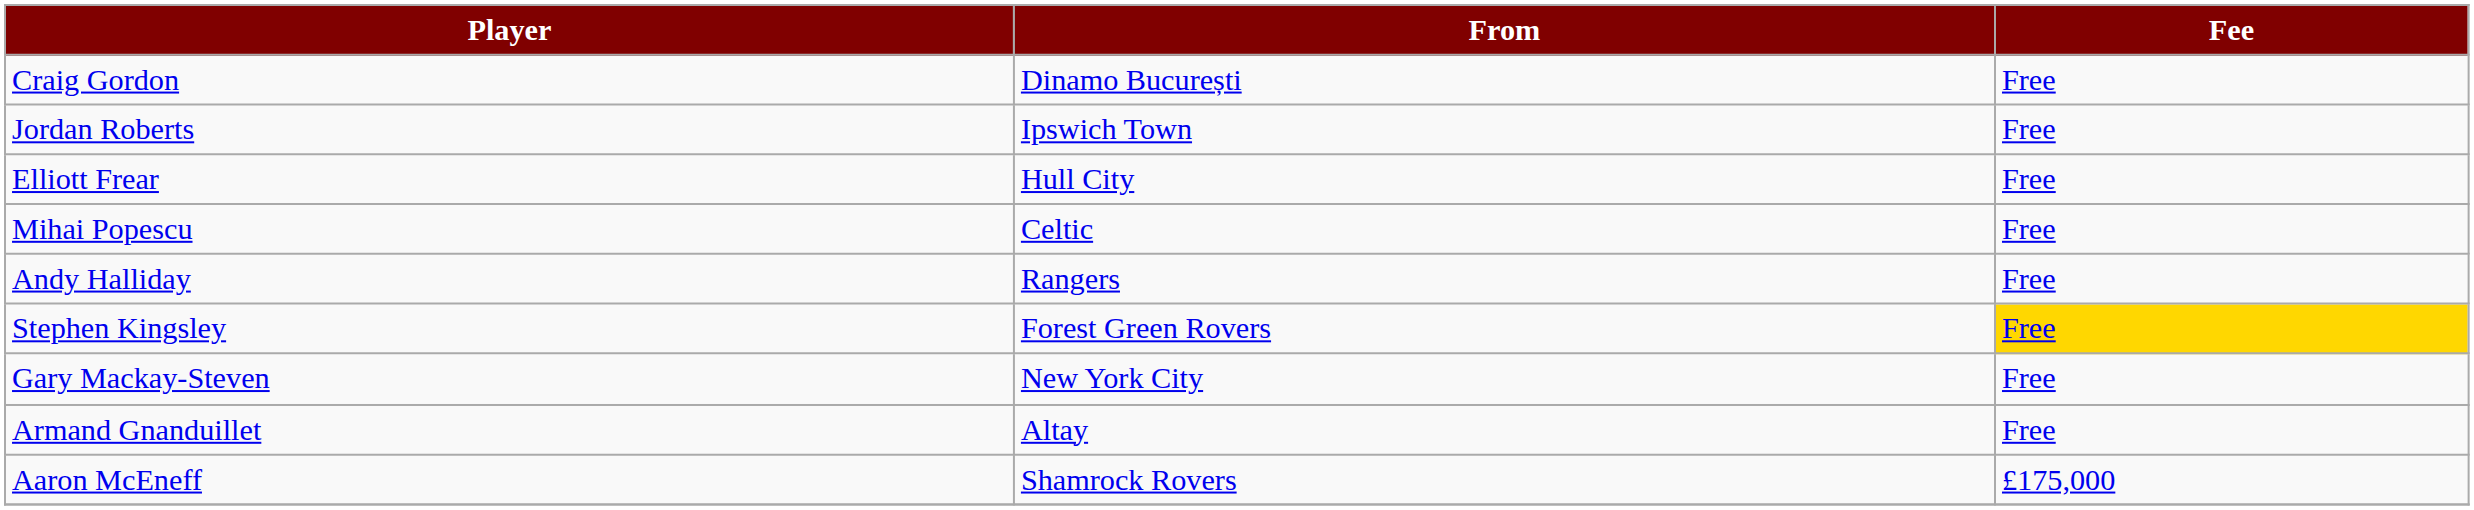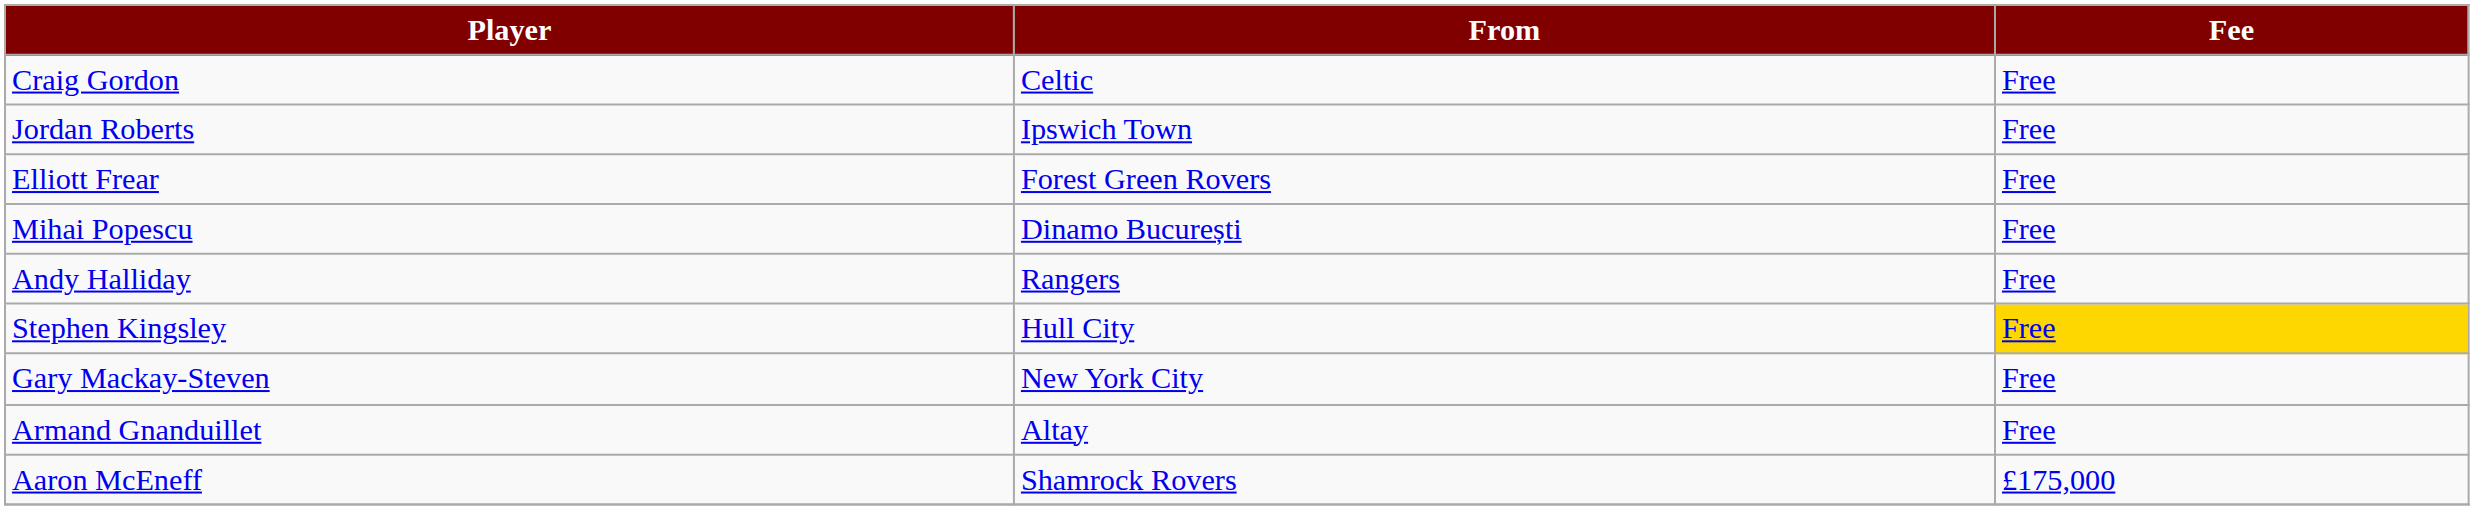(1131, 79) Dinamo București -> (1057, 79) Celtic
(1078, 179) Hull City -> (1146, 179) Forest Green Rovers
(1057, 229) Celtic -> (1131, 229) Dinamo București
(1146, 328) Forest Green Rovers -> (1078, 328) Hull City
